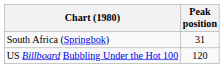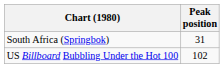(200, 55) 120 -> (200, 55) 102
